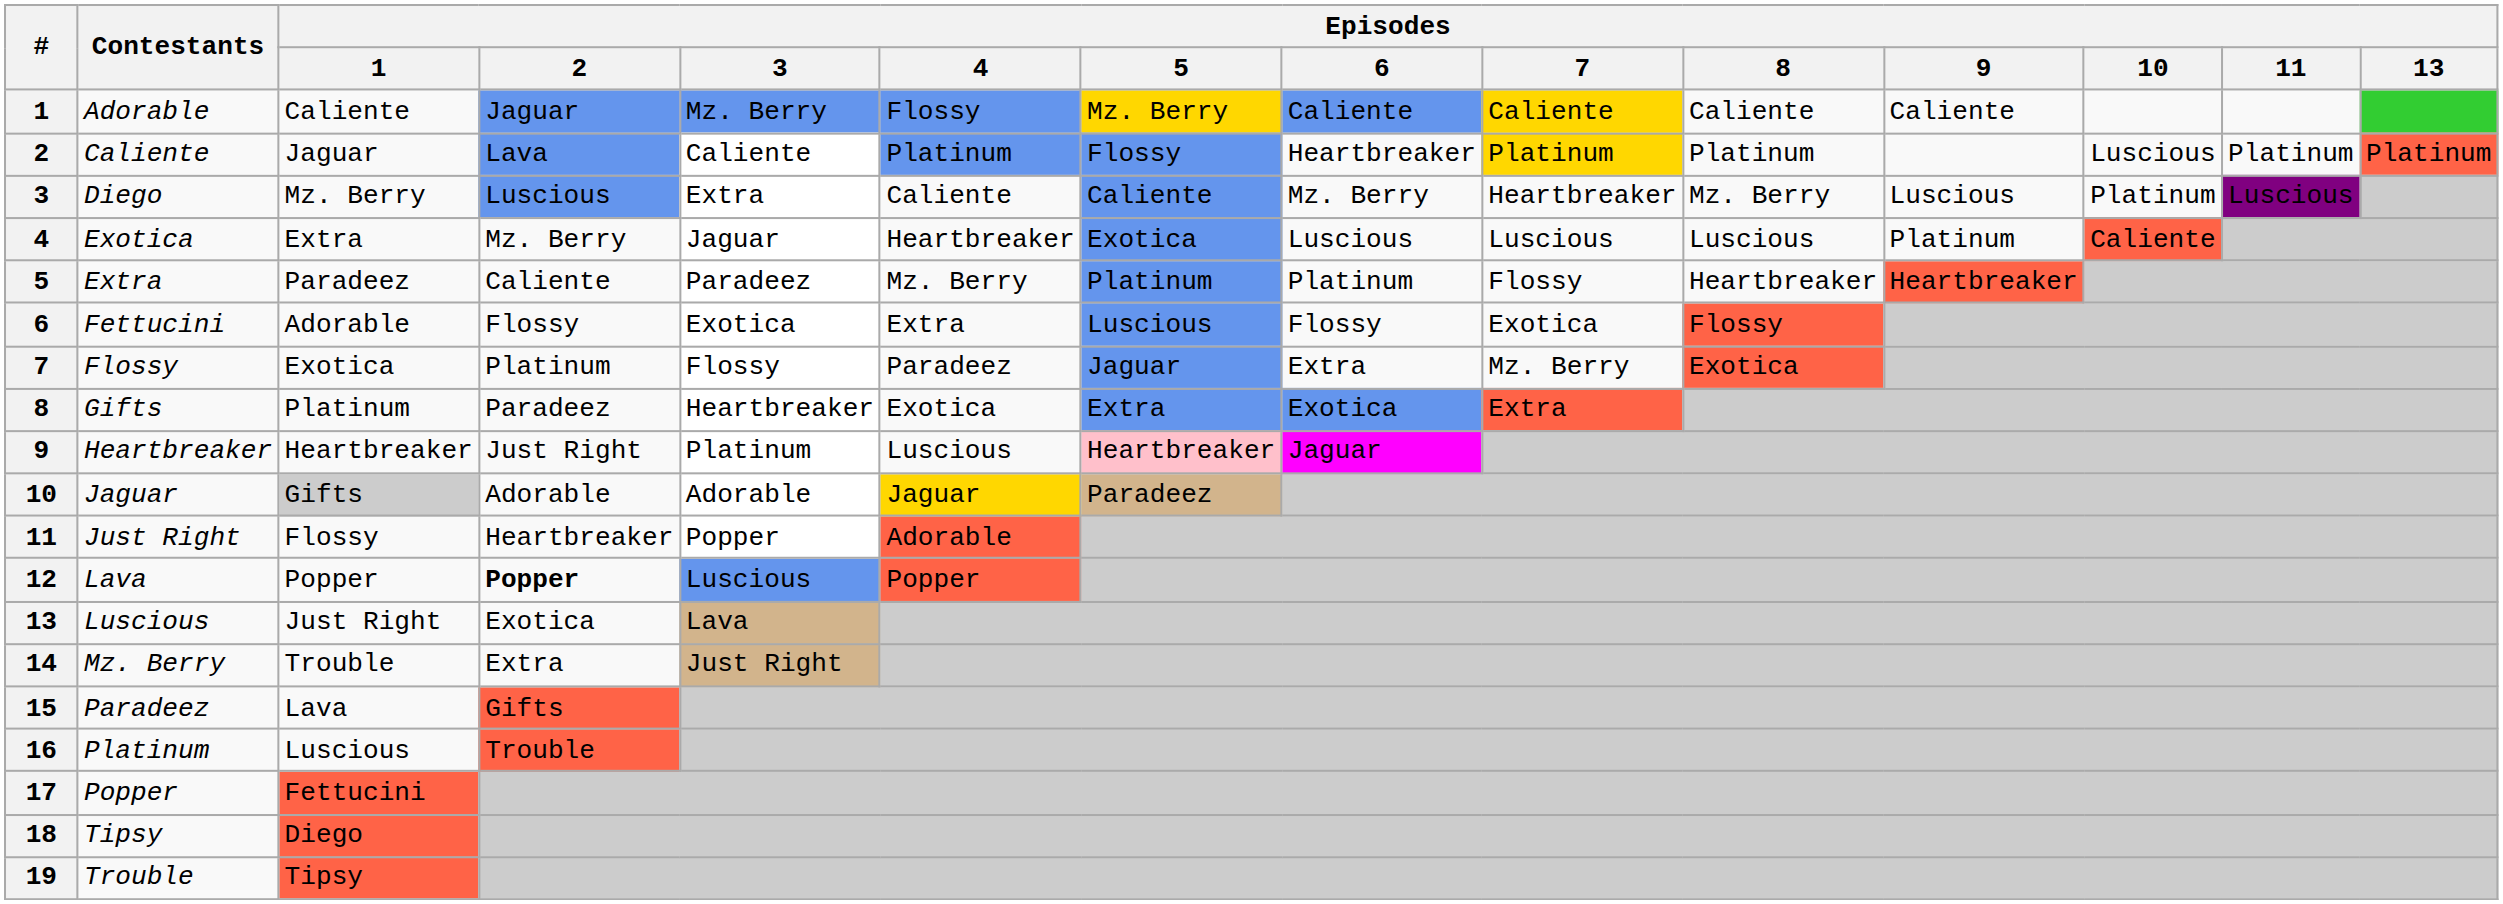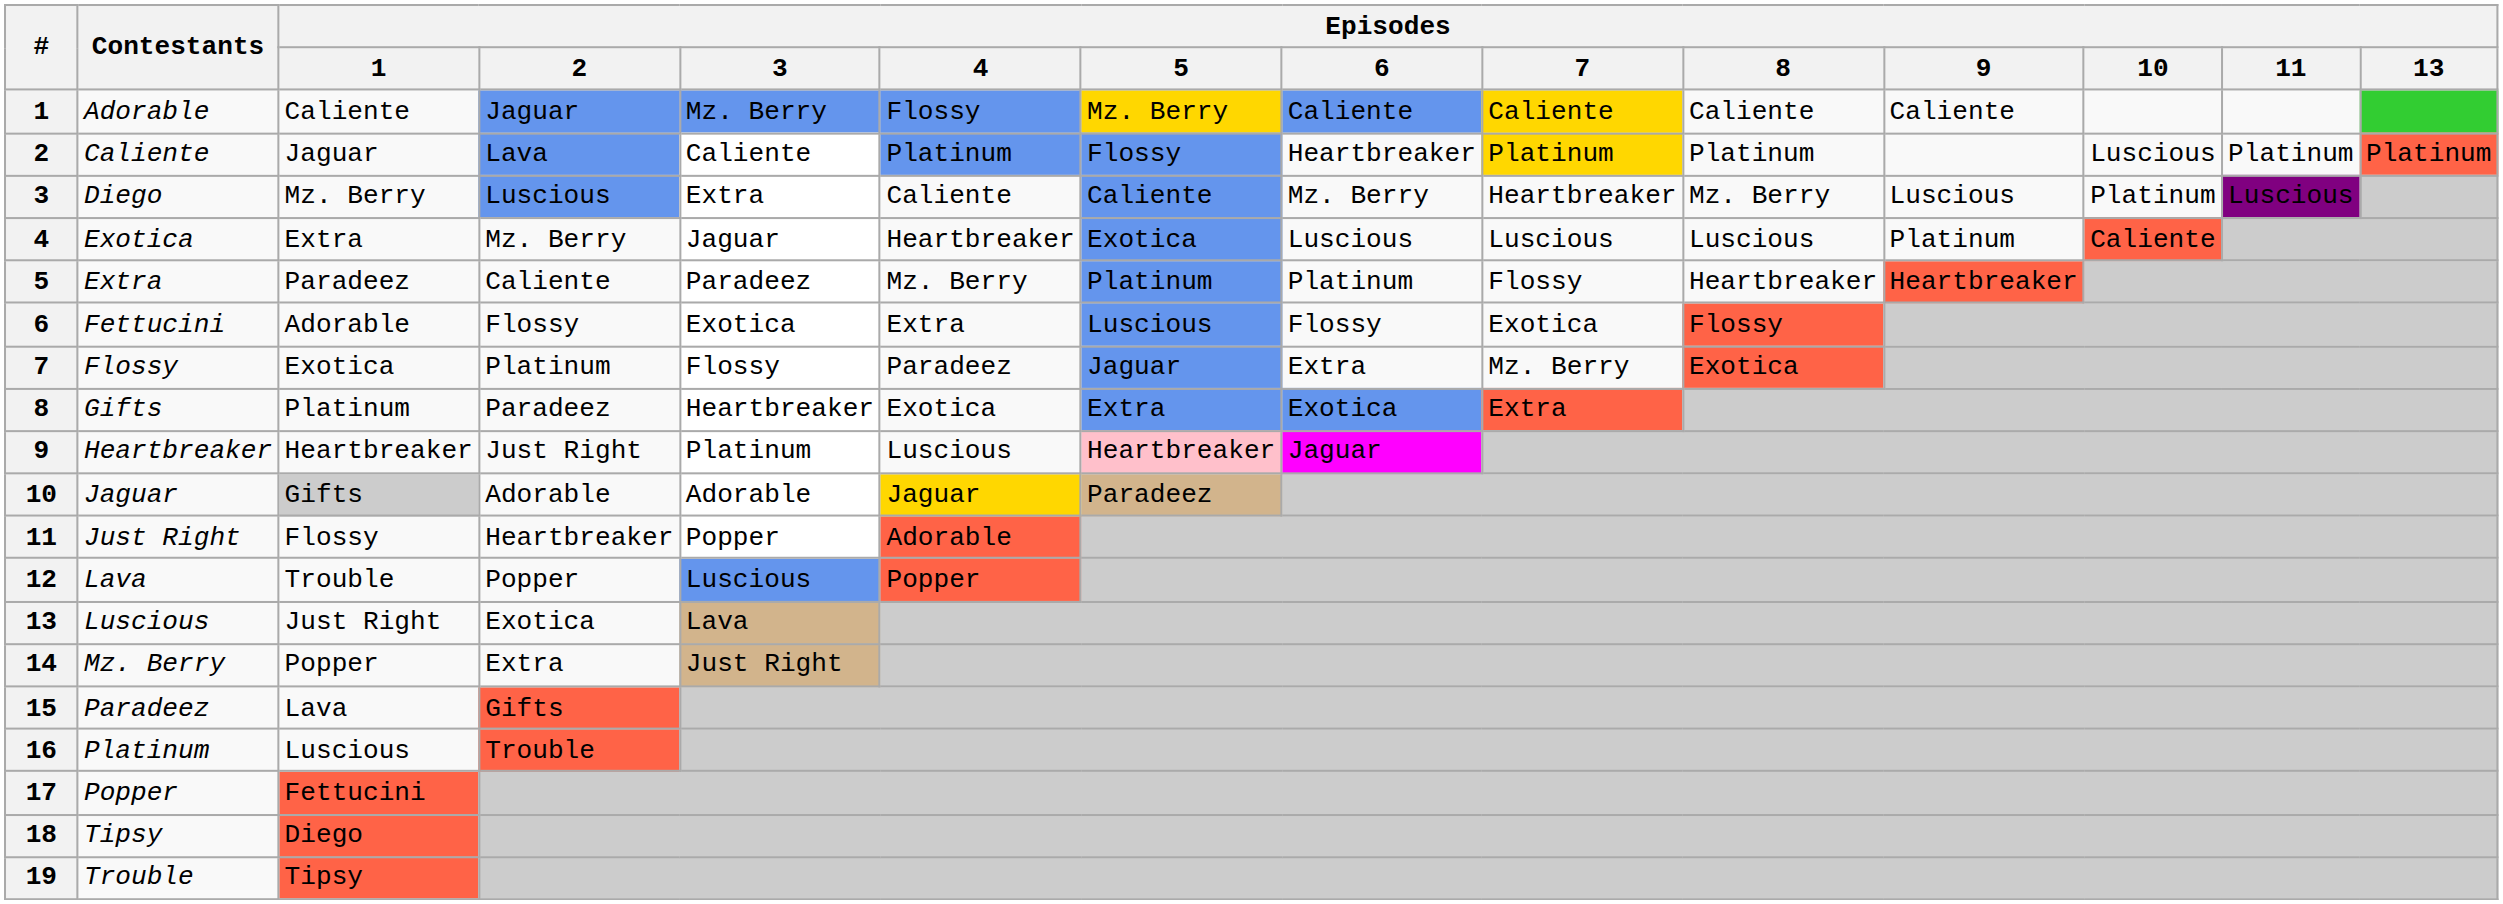(332, 580) Popper -> (339, 580) Trouble
(532, 580) bold -> (532, 580) normal
(339, 665) Trouble -> (332, 665) Popper
